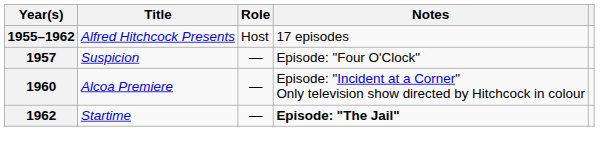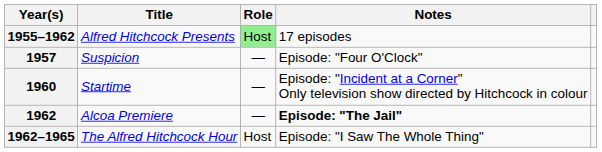(255, 36) no background -> (257, 36) lightgreen background
(127, 86) Alcoa Premiere -> (106, 86) Startime
(106, 115) Startime -> (127, 115) Alcoa Premiere
+ row: (41, 136)
